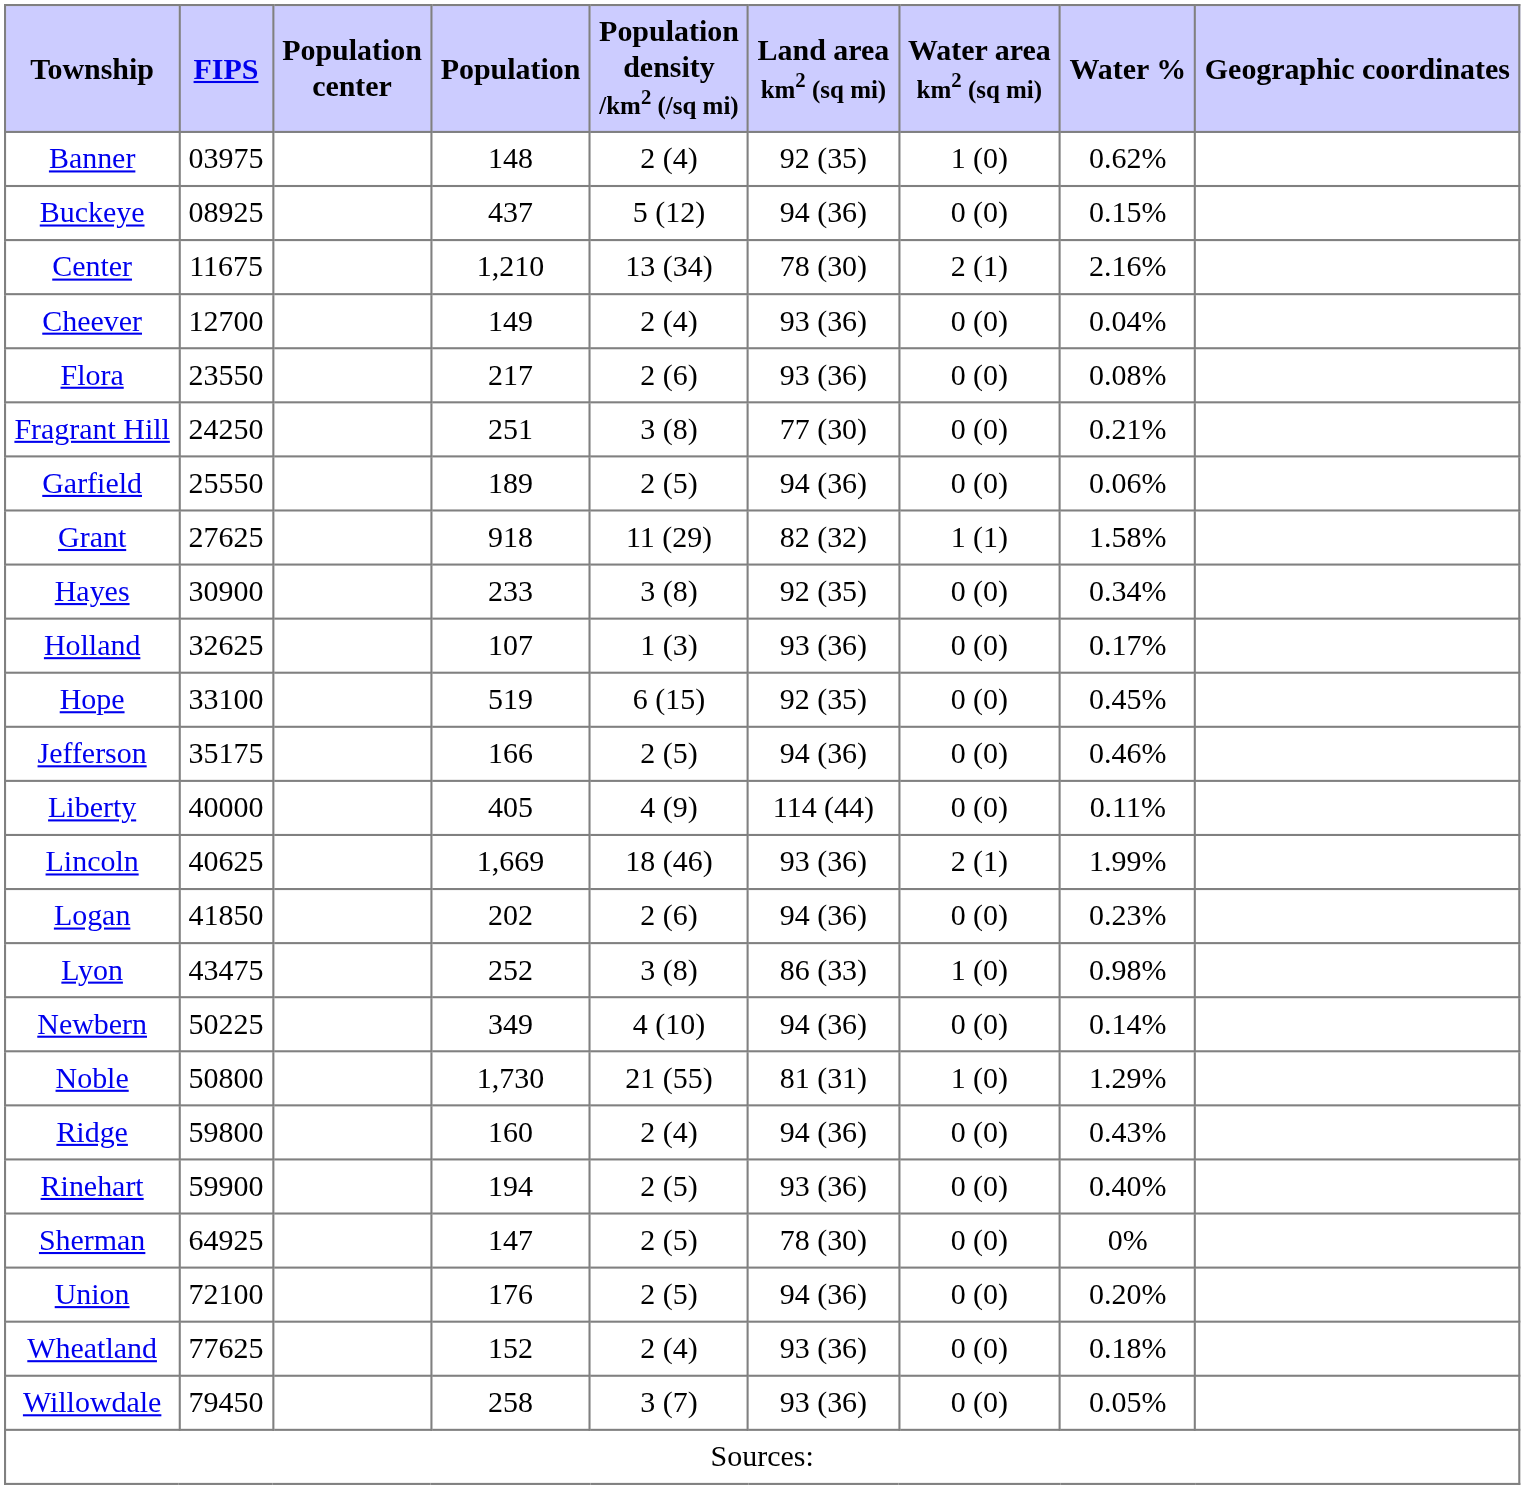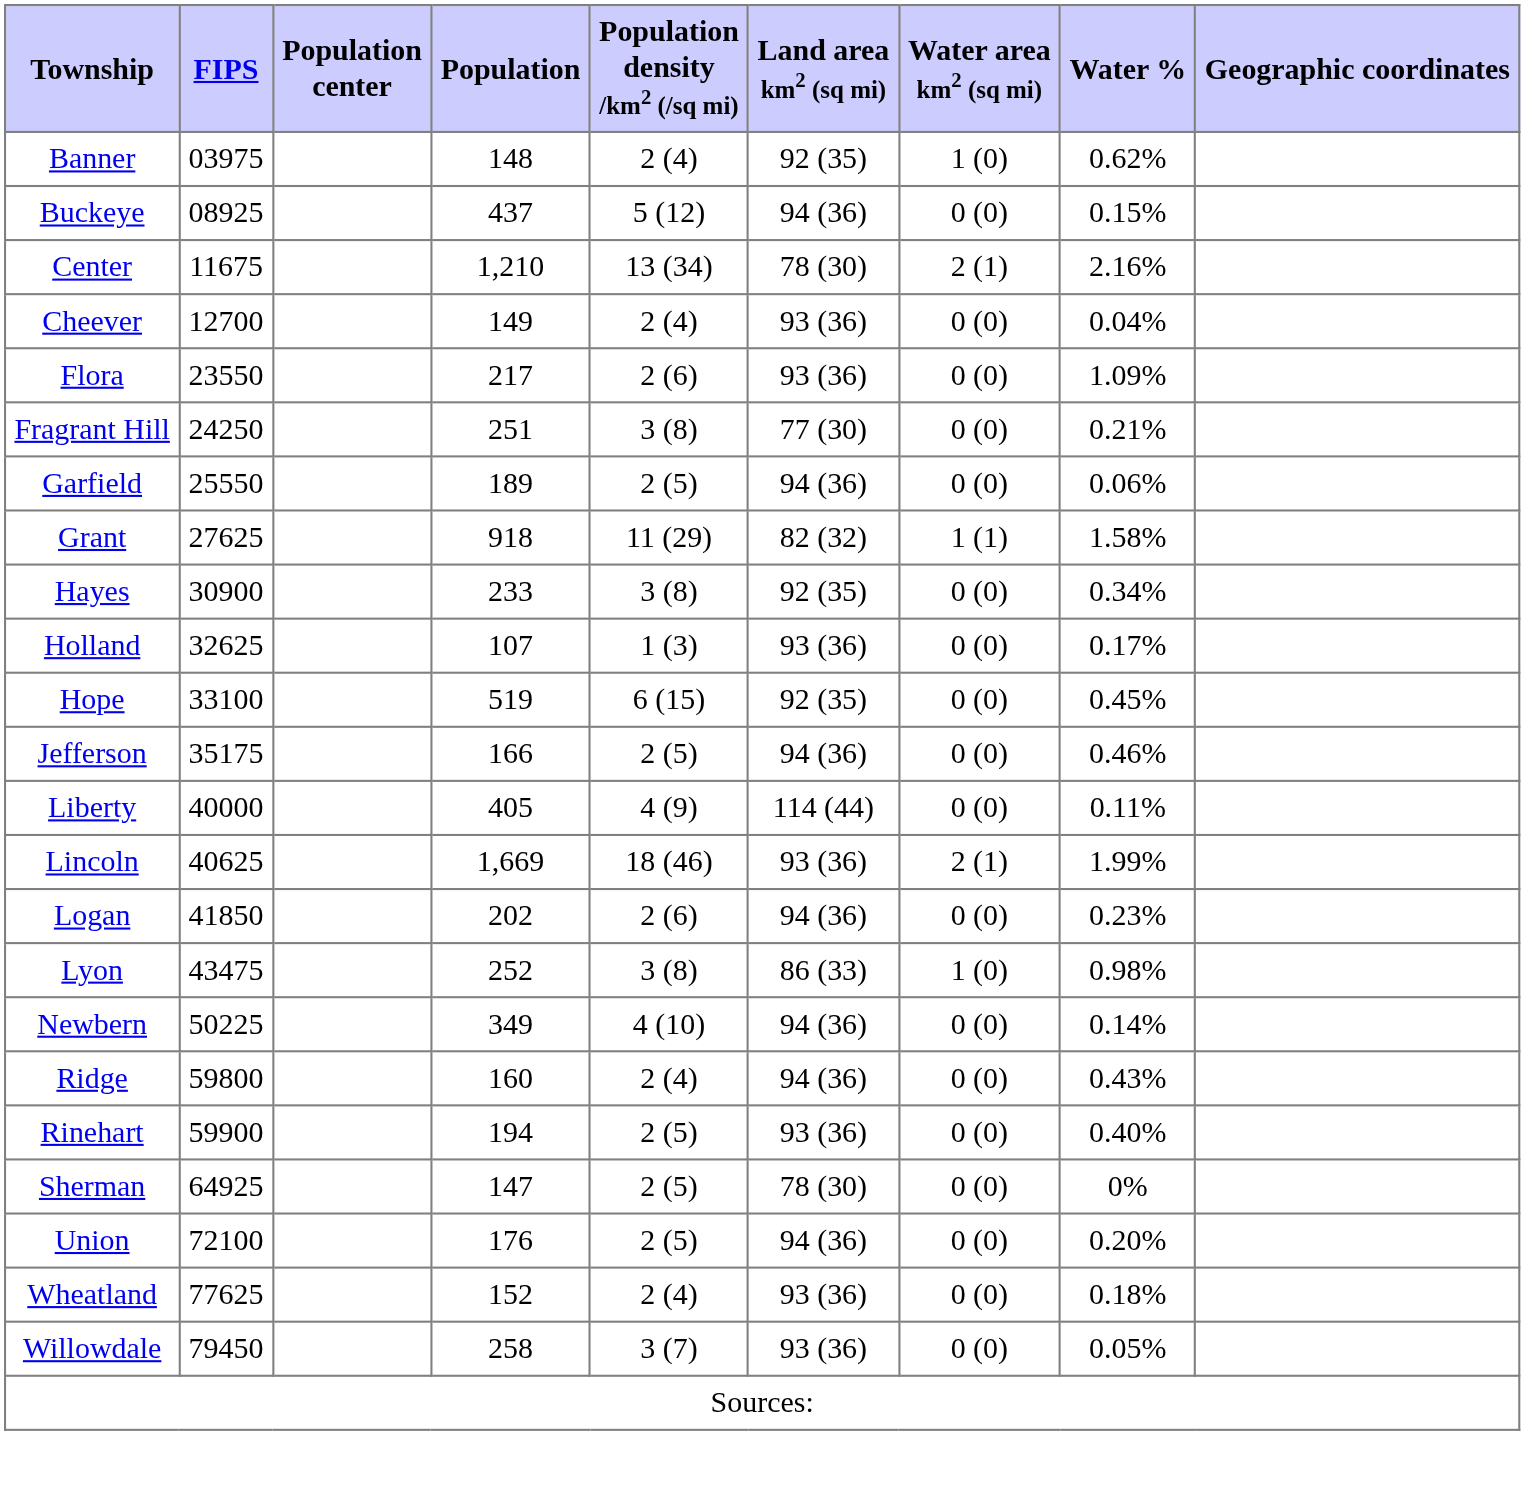(1128, 374) 0.08% -> (1128, 374) 1.09%
- row: (92, 1077)
